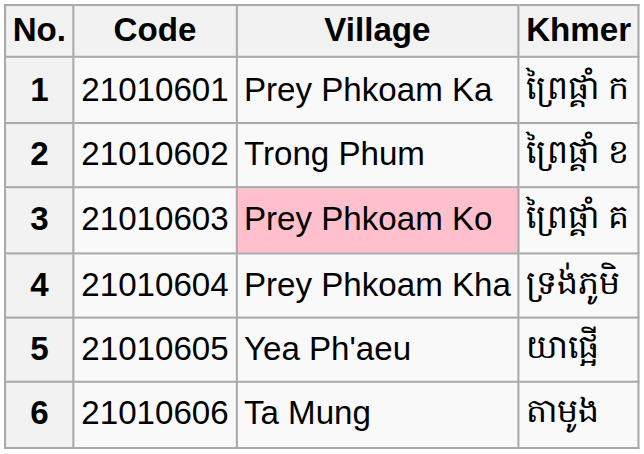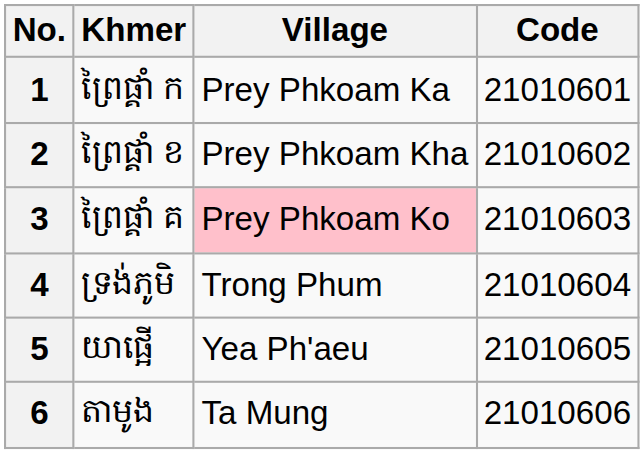columns swapped: (155, 30) <-> (579, 30)
(334, 154) Trong Phum -> (335, 154) Prey Phkoam Kha
(377, 284) Prey Phkoam Kha -> (292, 284) Trong Phum
